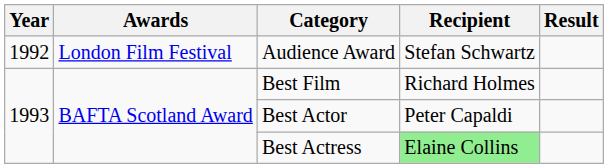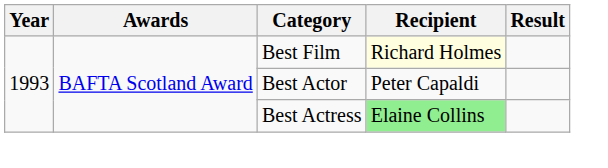- row: (329, 52)
(470, 83) no background -> (436, 52) lightyellow background
